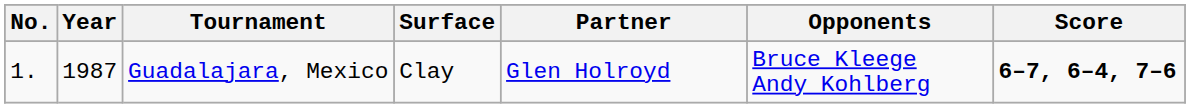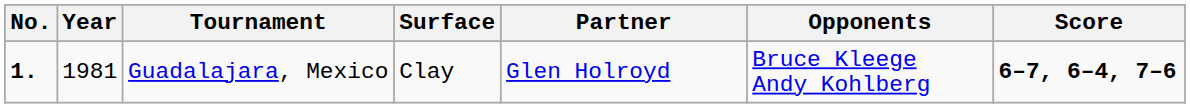(24, 72) normal -> (24, 72) bold
(90, 72) 1987 -> (90, 72) 1981
